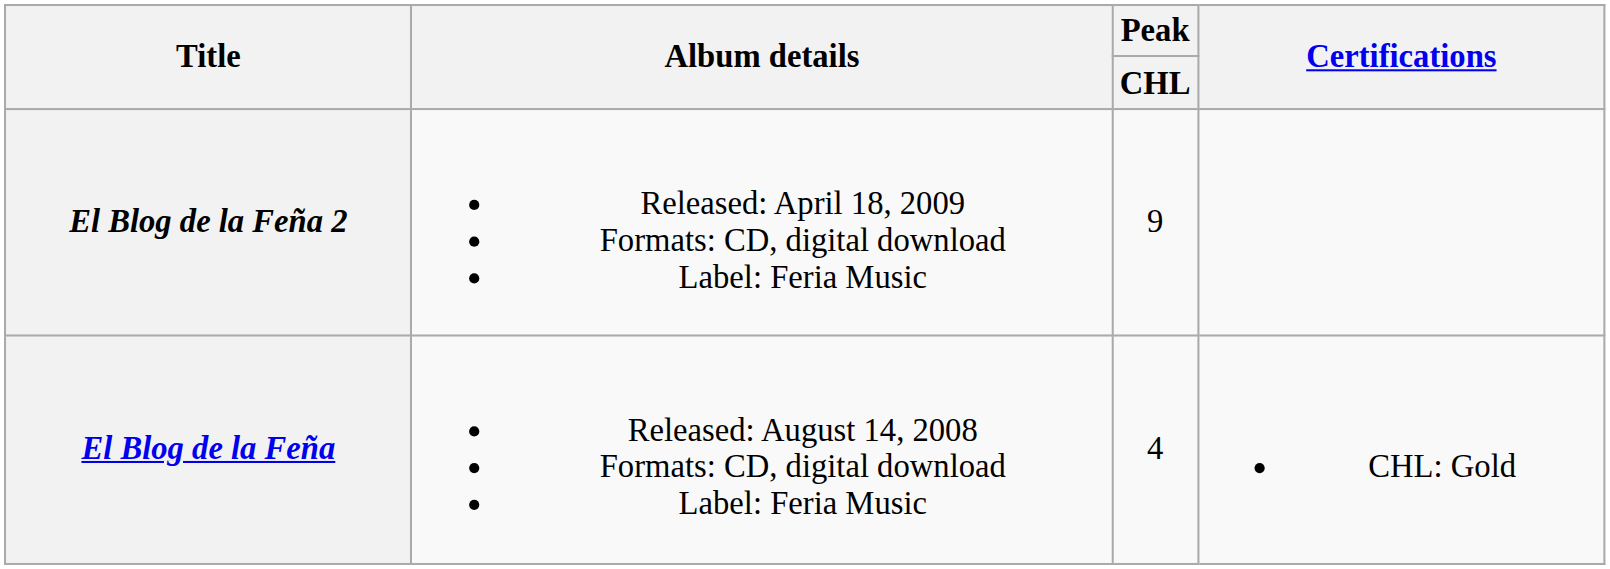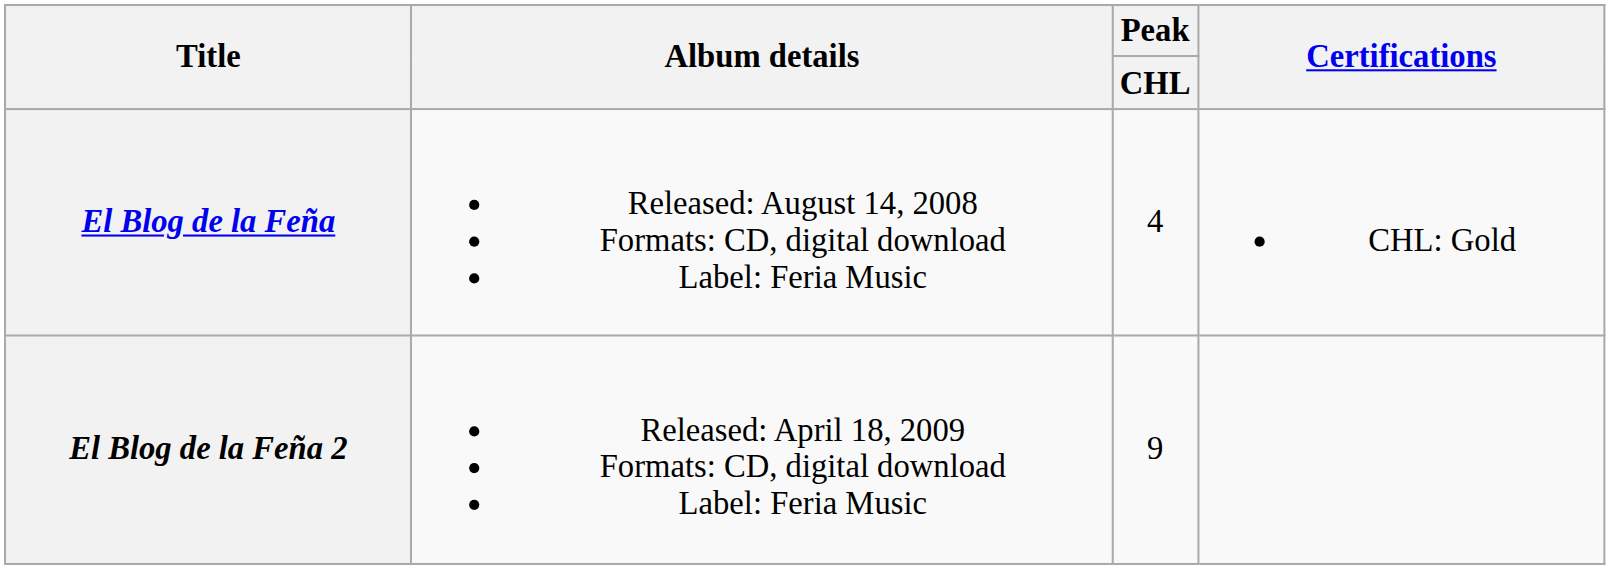rows swapped: (208, 448) <-> (208, 221)
